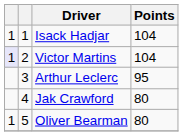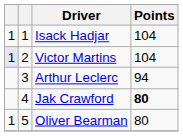(141, 78) 95 -> (141, 78) 94
(141, 99) normal -> (141, 99) bold
